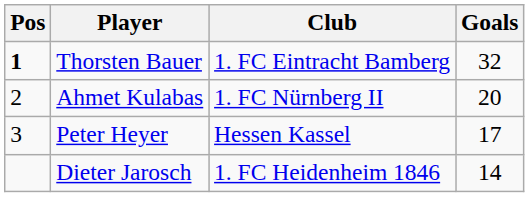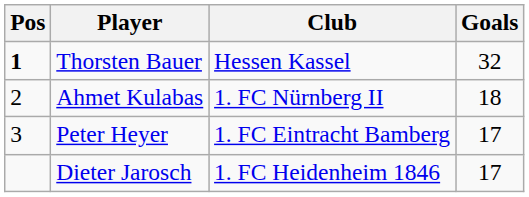(332, 60) 1. FC Eintracht Bamberg -> (282, 60) Hessen Kassel
(490, 97) 20 -> (490, 97) 18
(282, 135) Hessen Kassel -> (332, 135) 1. FC Eintracht Bamberg
(490, 172) 14 -> (490, 172) 17
